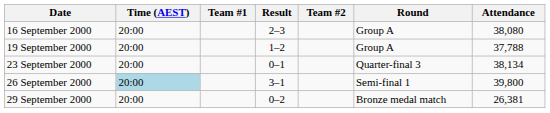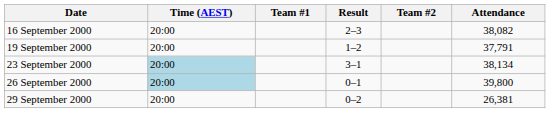- column: (413, 13)
(508, 30) 38,080 -> (498, 30) 38,082
(508, 47) 37,788 -> (498, 47) 37,791
(131, 64) no background -> (162, 64) lightblue background
(277, 64) 0–1 -> (353, 64) 3–1
(277, 82) 3–1 -> (353, 82) 0–1
